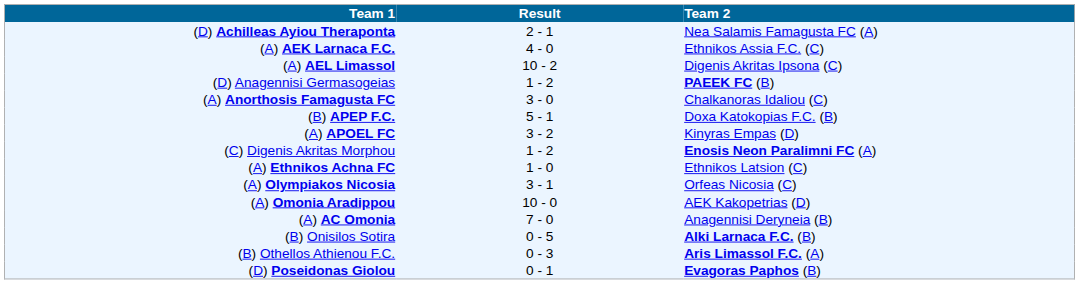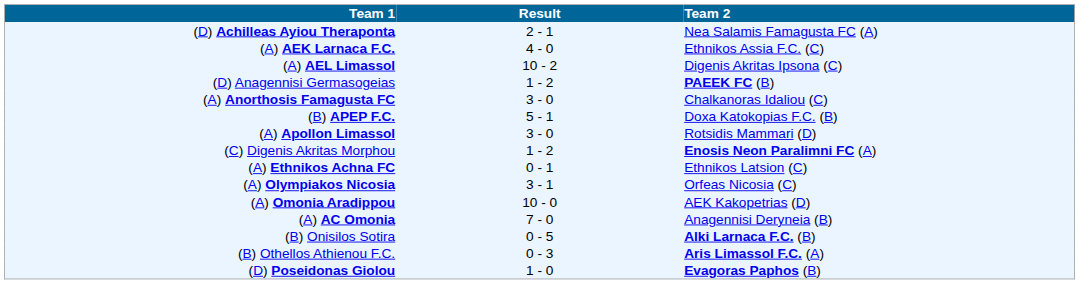- row: (350, 133)
+ row: (327, 133)
(540, 167) 1 - 0 -> (540, 167) 0 - 1
(540, 270) 0 - 1 -> (540, 270) 1 - 0
